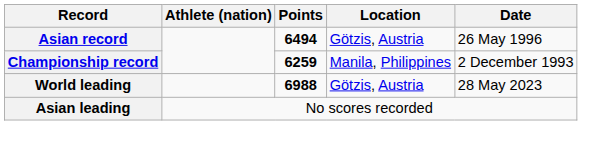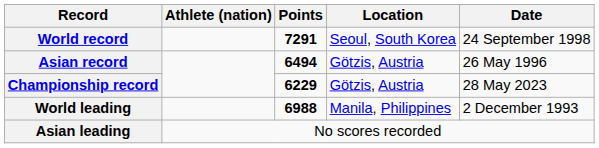+ row: (83, 39)
(301, 62) 6259 -> (301, 85) 6229
(390, 62) Manila, Philippines -> (377, 85) Götzis, Austria
(516, 62) 2 December 1993 -> (505, 85) 28 May 2023
(377, 85) Götzis, Austria -> (390, 108) Manila, Philippines
(500, 85) 28 May 2023 -> (521, 108) 2 December 1993
